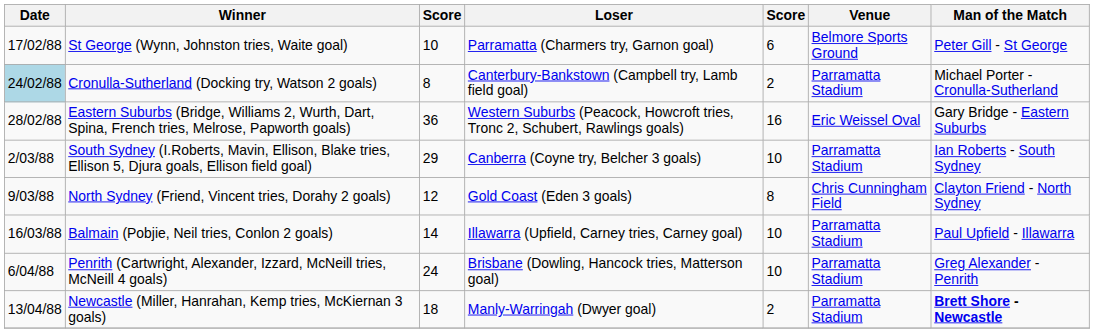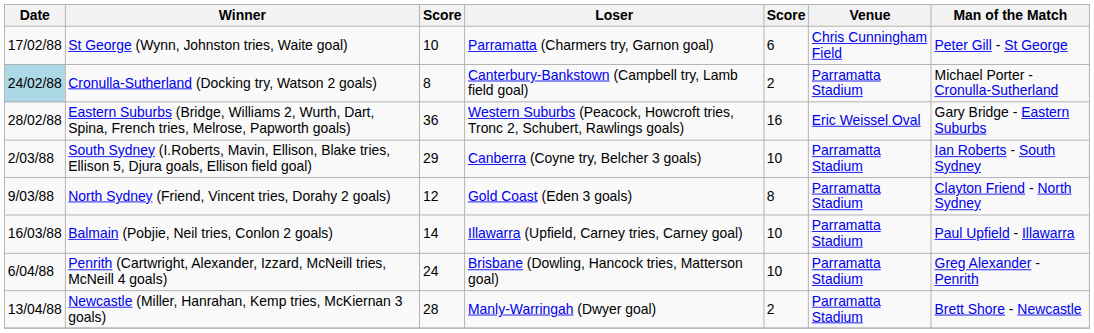(860, 45) Belmore Sports Ground -> (869, 45) Chris Cunningham Field
(869, 196) Chris Cunningham Field -> (846, 196) Parramatta Stadium
(430, 309) 18 -> (431, 309) 28
(976, 309) bold -> (1008, 309) normal
